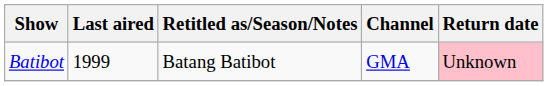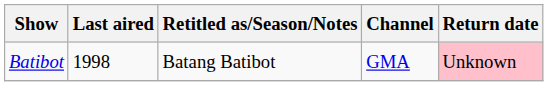(91, 61) 1999 -> (91, 61) 1998
